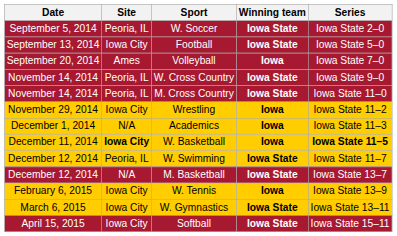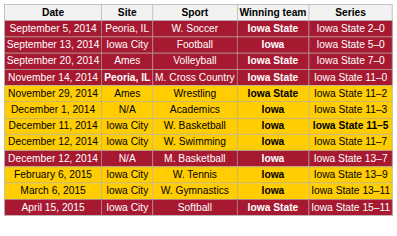(272, 45) Iowa State -> (273, 45) Iowa
(272, 61) Iowa -> (273, 61) Iowa State
- row: (194, 77)
(127, 93) normal -> (127, 77) bold
(127, 110) Iowa City -> (127, 93) Ames
(272, 110) Iowa -> (273, 93) Iowa State
(127, 142) bold -> (127, 126) normal
(127, 158) Peoria, IL -> (127, 142) Iowa City
(272, 158) Iowa State -> (273, 142) Iowa
(272, 175) Iowa State -> (273, 158) Iowa
(272, 207) Iowa State -> (273, 191) Iowa
